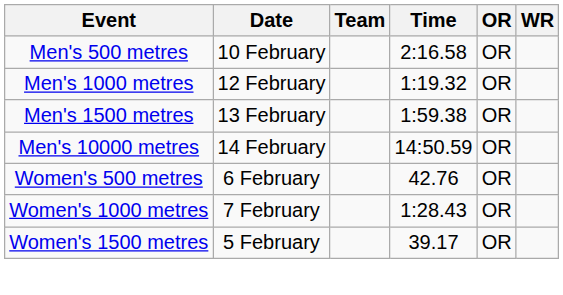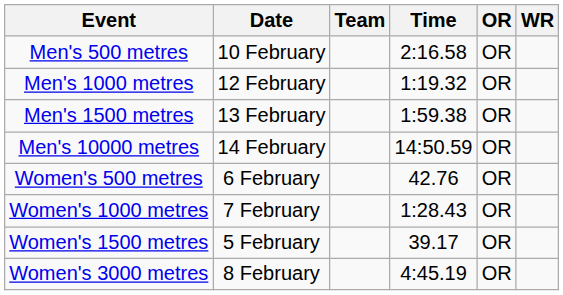+ row: (109, 274)
